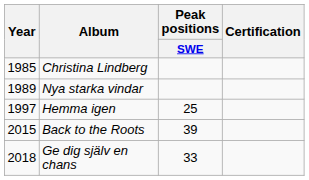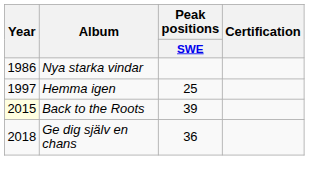- row: (95, 68)
(22, 88) 1989 -> (22, 68) 1986
(22, 129) no background -> (22, 109) lightyellow background
(190, 157) 33 -> (190, 137) 36
